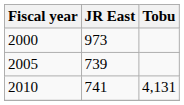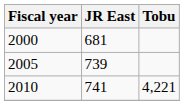(96, 40) 973 -> (96, 40) 681
(159, 87) 4,131 -> (159, 87) 4,221
